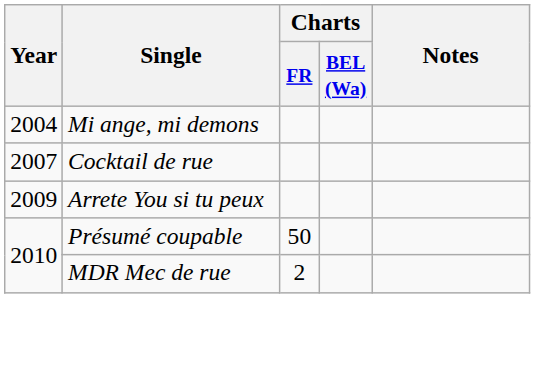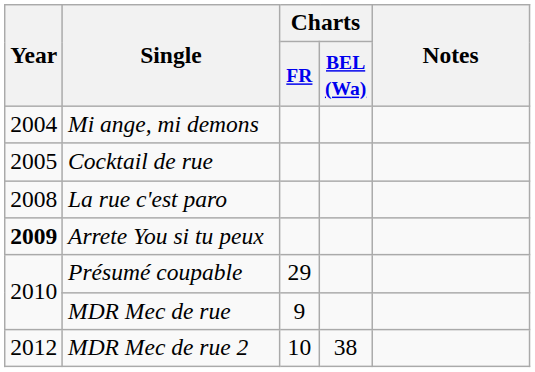(34, 161) 2007 -> (34, 161) 2005
+ row: (148, 198)
(34, 198) normal -> (34, 236) bold
(299, 236) 50 -> (299, 273) 29
(299, 273) 2 -> (299, 310) 9
+ row: (158, 348)
